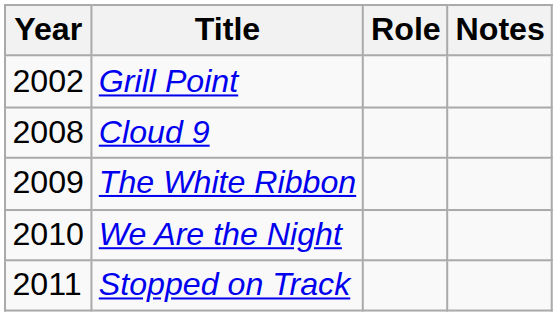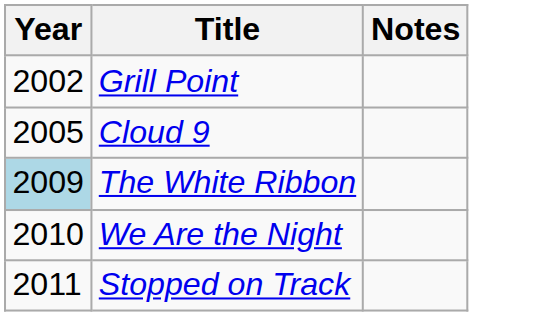- column: (406, 30)
(48, 132) 2008 -> (48, 132) 2005
(48, 183) no background -> (48, 183) lightblue background
